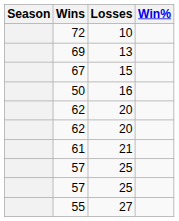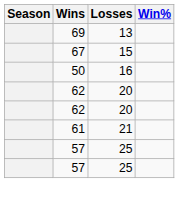- row: (78, 33)
- row: (78, 206)
